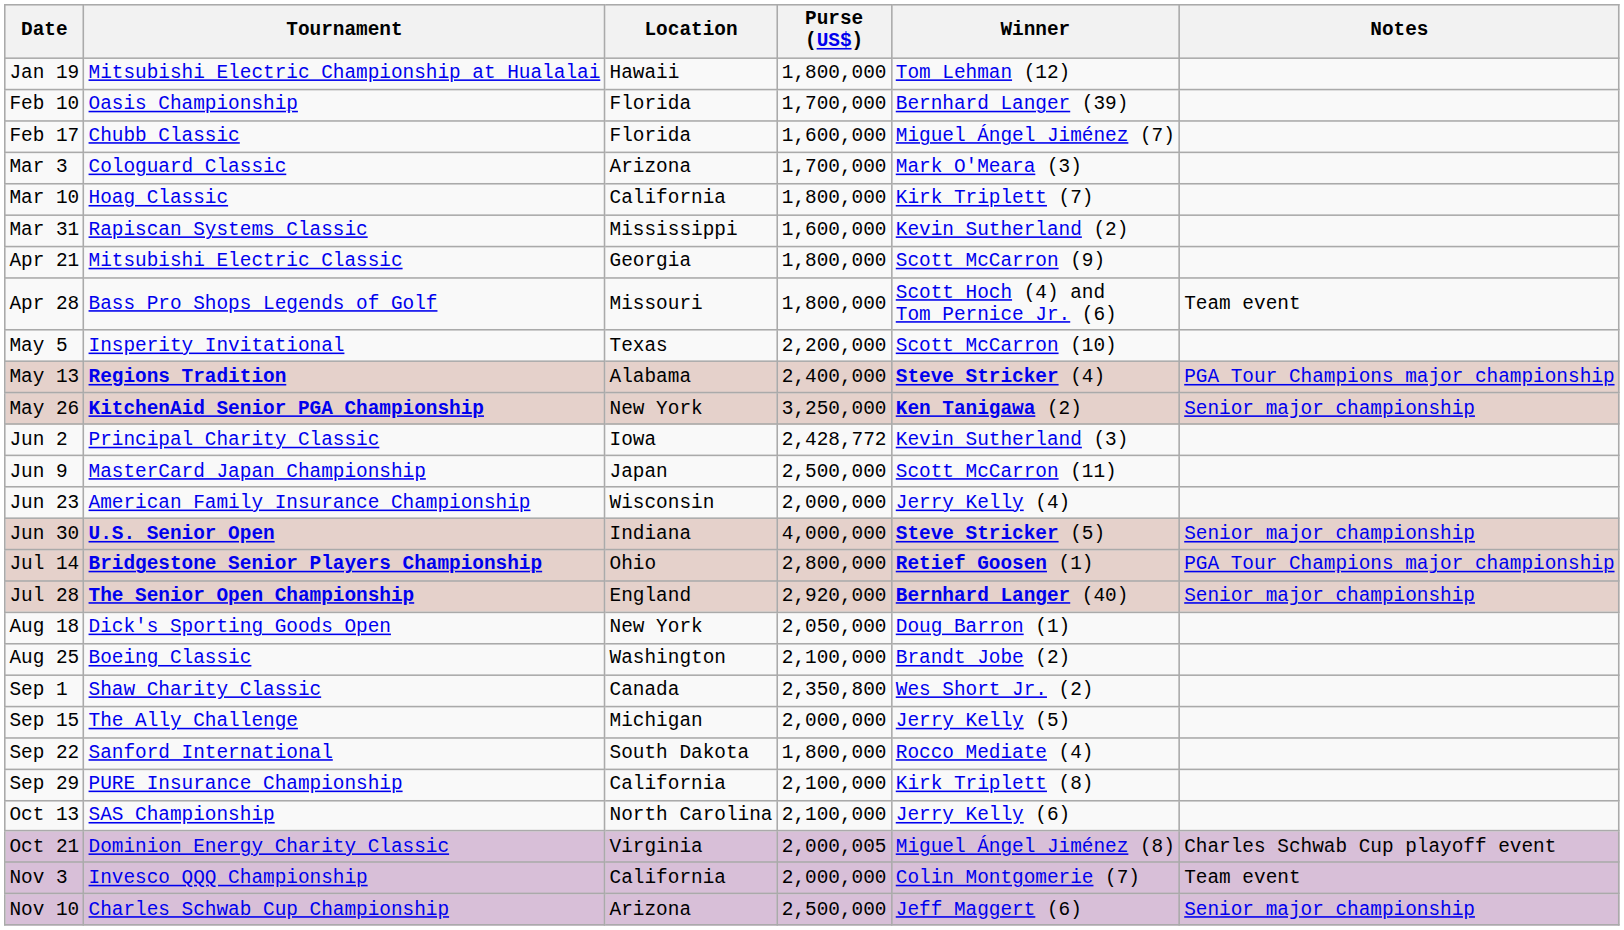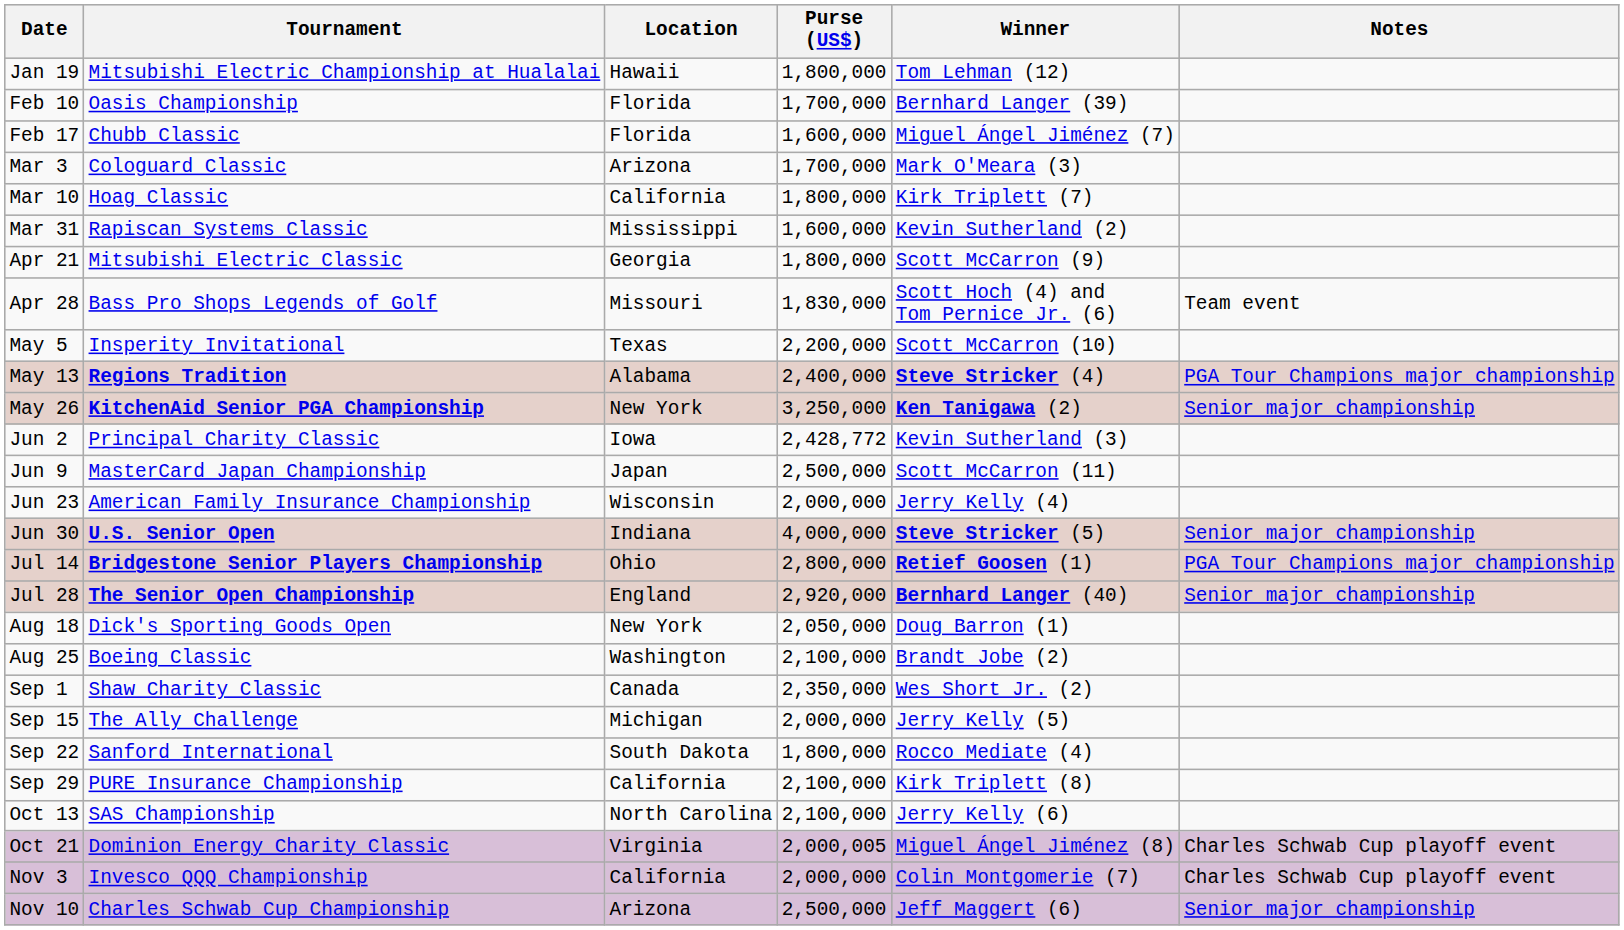(834, 304) 1,800,000 -> (834, 304) 1,830,000
(834, 691) 2,350,800 -> (834, 691) 2,350,000
(1242, 879) Team event -> (1370, 879) Charles Schwab Cup playoff event
